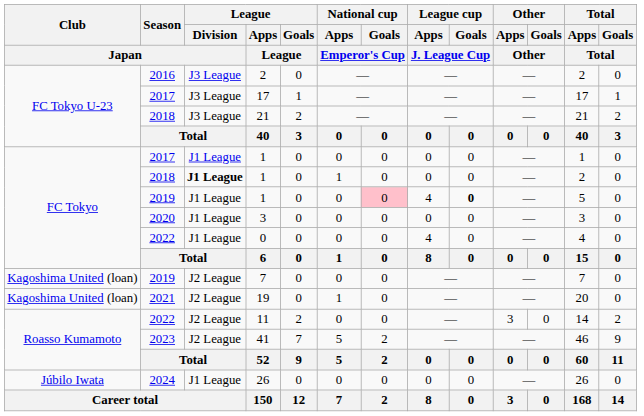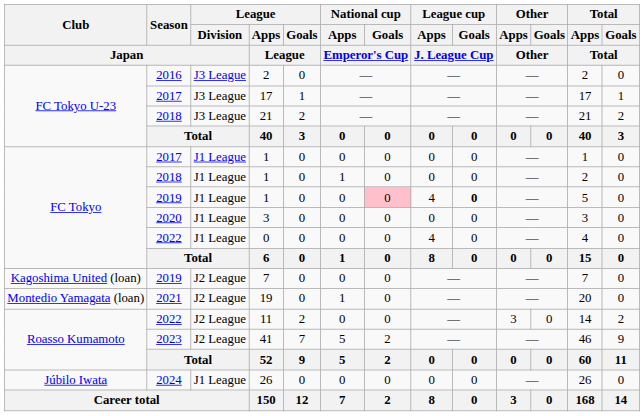(215, 177) bold -> (220, 177) normal
(72, 298) Kagoshima United (loan) -> (76, 298) Montedio Yamagata (loan)
